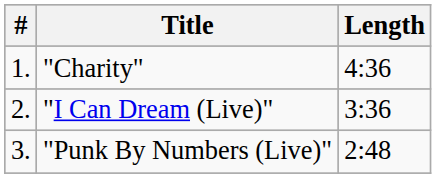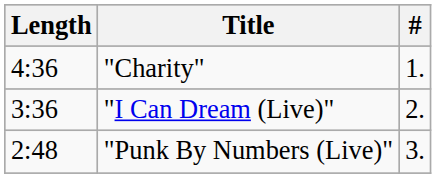columns swapped: (21, 25) <-> (385, 25)
